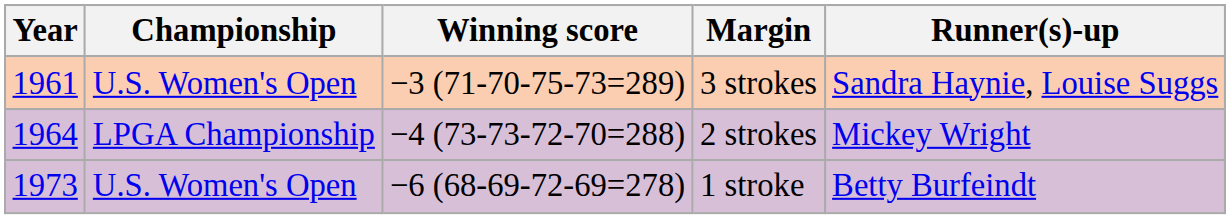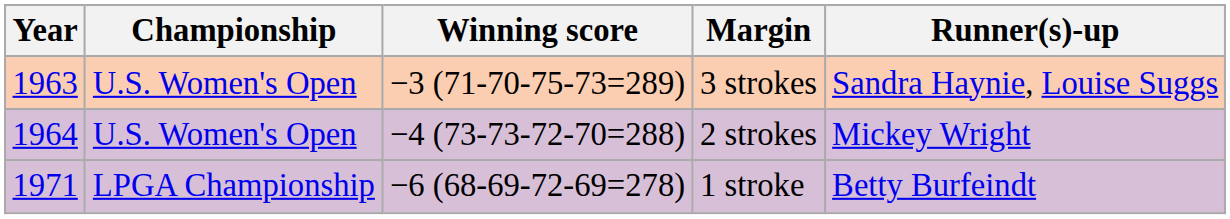(45, 82) 1961 -> (45, 82) 1963
(234, 133) LPGA Championship -> (225, 133) U.S. Women's Open
(45, 185) 1973 -> (45, 185) 1971
(225, 185) U.S. Women's Open -> (234, 185) LPGA Championship
